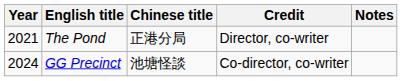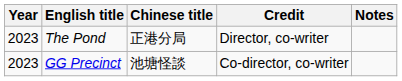(23, 38) 2021 -> (23, 38) 2023
(23, 63) 2024 -> (23, 63) 2023
